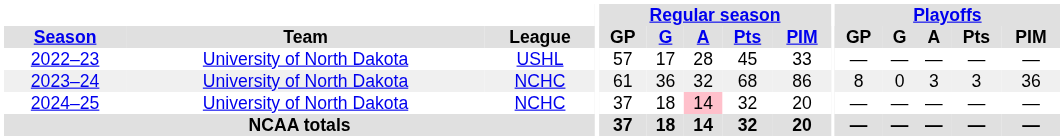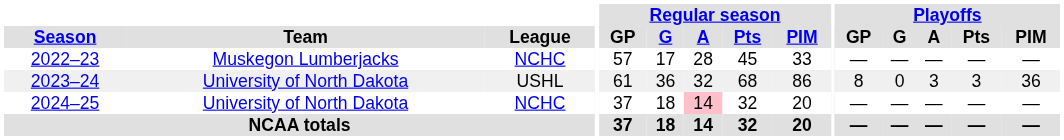(306, 58) University of North Dakota -> (306, 58) Muskegon Lumberjacks
(540, 58) USHL -> (540, 58) NCHC
(540, 80) NCHC -> (540, 80) USHL
